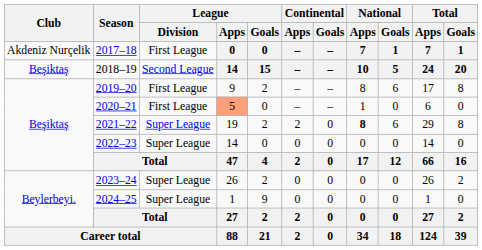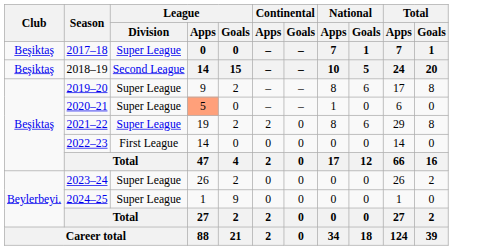(49, 50) Akdeniz Nurçelik -> (34, 50) Beşiktaş
(178, 50) First League -> (149, 50) Super League
(178, 87) First League -> (149, 87) Super League
(178, 106) First League -> (149, 106) Super League
(363, 124) bold -> (334, 124) normal
(178, 143) Super League -> (149, 143) First League
